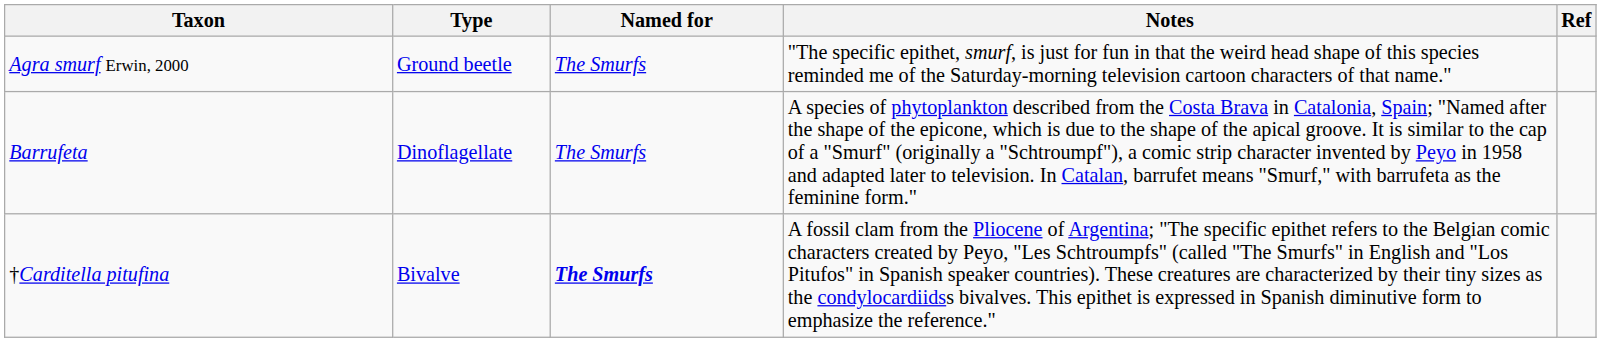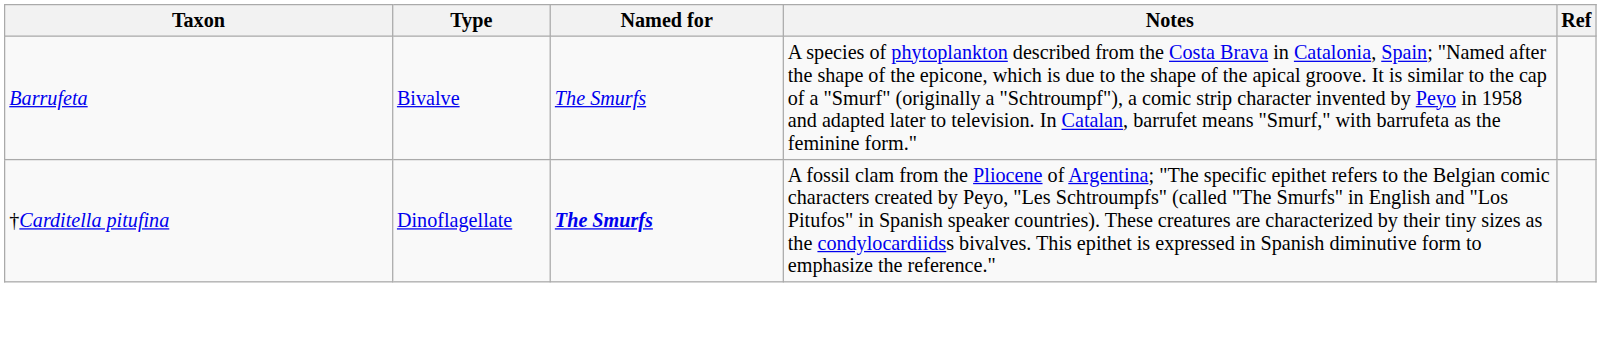- row: (99, 63)
(455, 152) Dinoflagellate -> (428, 97) Bivalve
(428, 275) Bivalve -> (455, 220) Dinoflagellate
